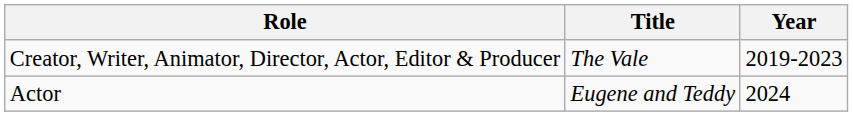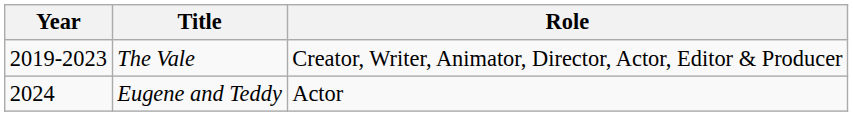columns swapped: (794, 22) <-> (285, 22)
